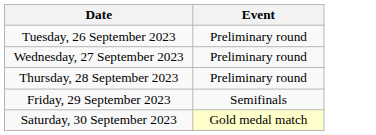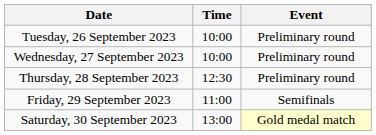+ column: (217, 15)
